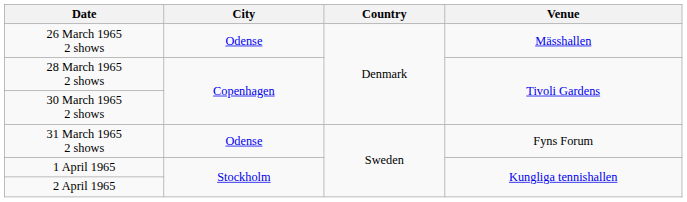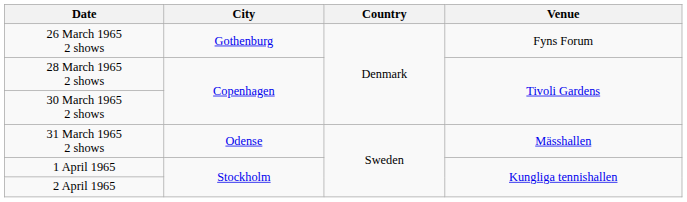(244, 40) Odense -> (244, 40) Gothenburg
(563, 40) Mässhallen -> (563, 40) Fyns Forum
(563, 140) Fyns Forum -> (563, 140) Mässhallen
